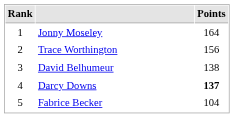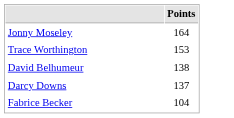- column: (20, 14)
(211, 50) 156 -> (181, 50) 153
(211, 85) bold -> (181, 85) normal
